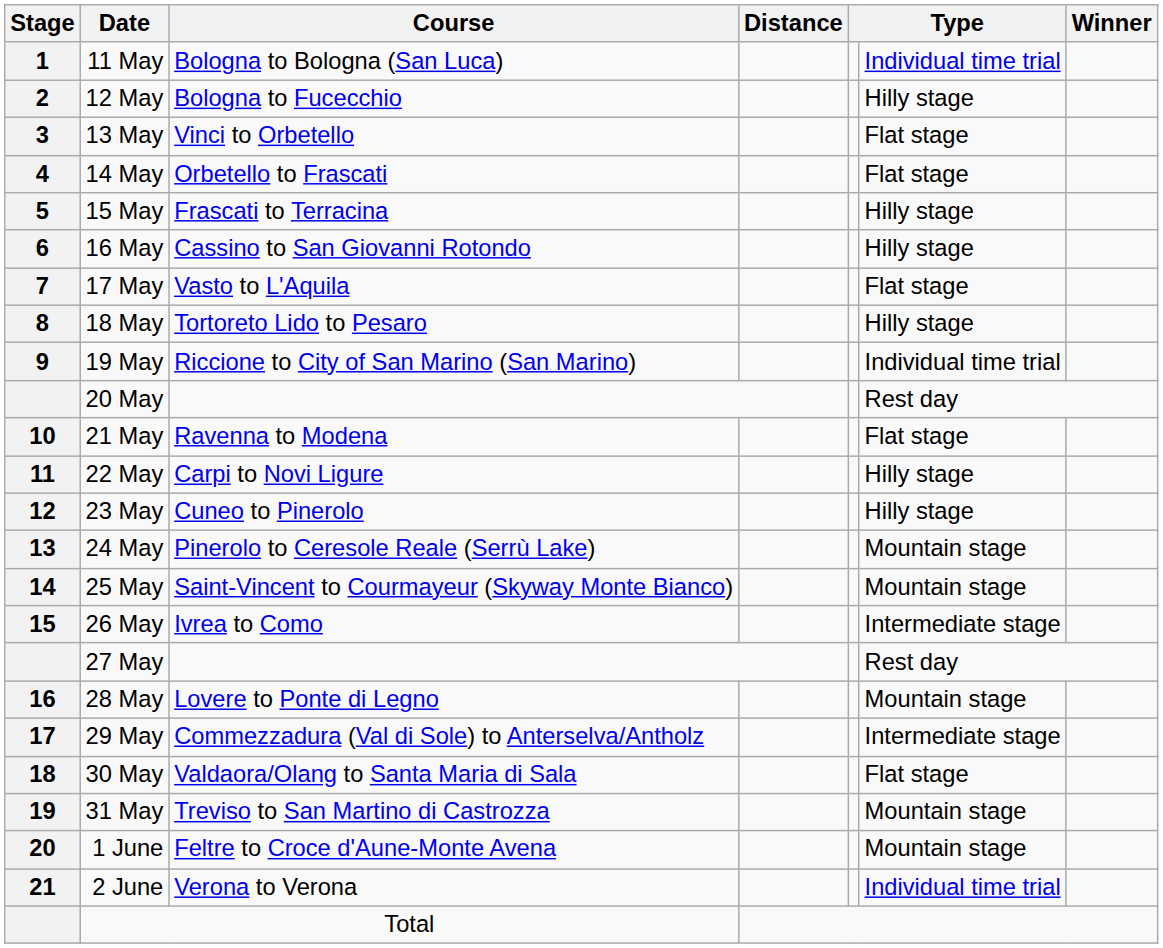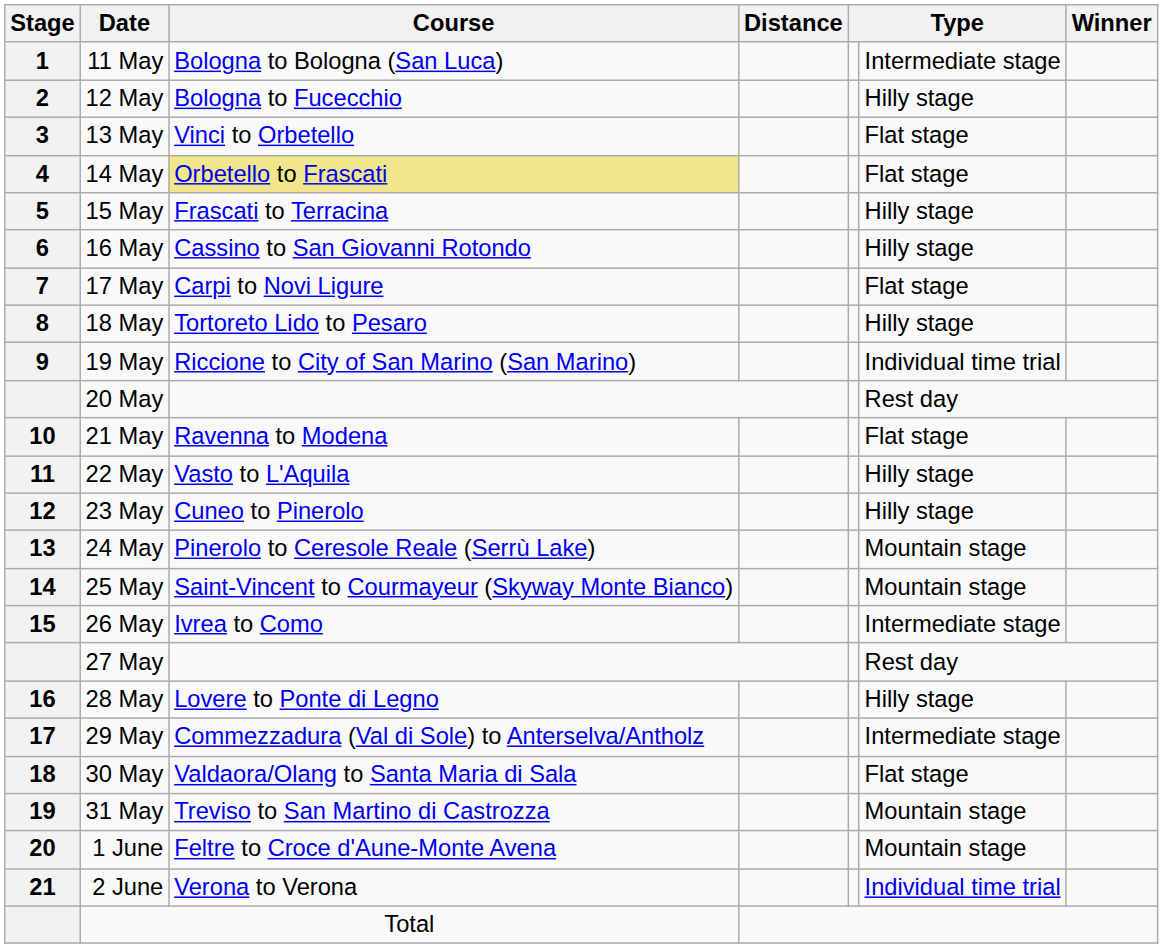(963, 60) Individual time trial -> (963, 60) Intermediate stage
(281, 173) no background -> (281, 173) khaki background
(262, 286) Vasto to L'Aquila -> (279, 286) Carpi to Novi Ligure
(279, 473) Carpi to Novi Ligure -> (262, 473) Vasto to L'Aquila
(946, 699) Mountain stage -> (919, 699) Hilly stage
